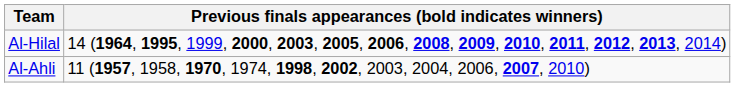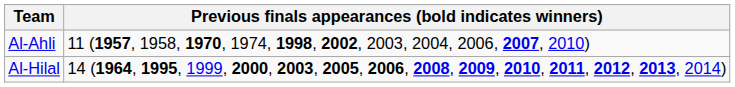rows swapped: (34, 43) <-> (32, 69)
